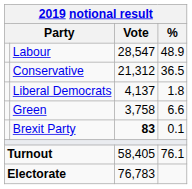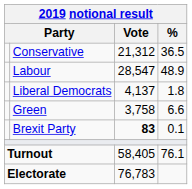rows swapped: (32, 52) <-> (48, 71)
